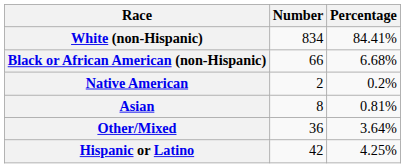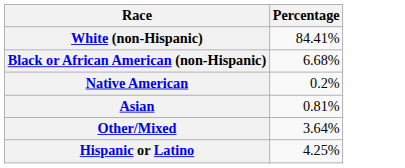- column: (298, 15)
